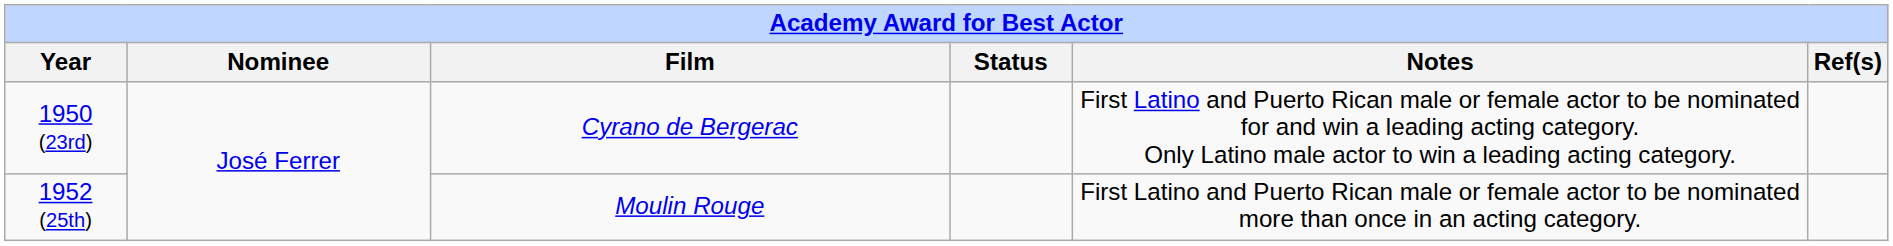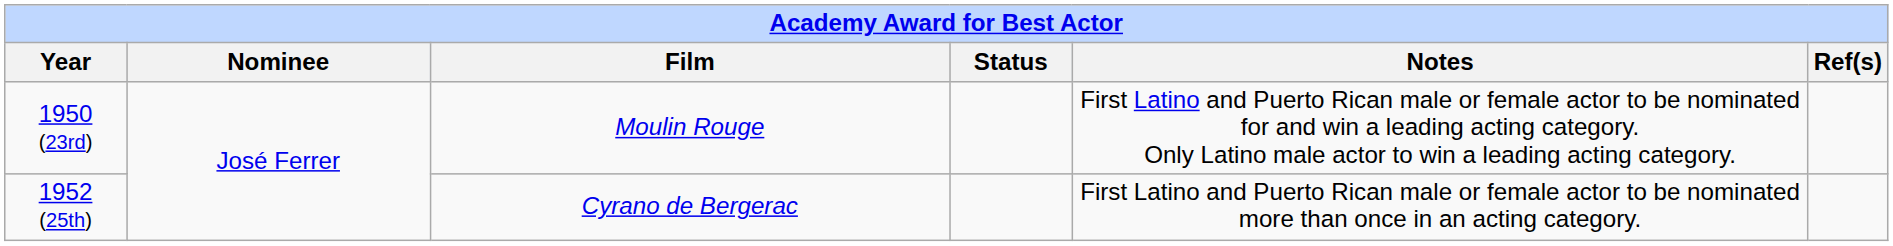(690, 127) Cyrano de Bergerac -> (690, 127) Moulin Rouge
(690, 206) Moulin Rouge -> (690, 206) Cyrano de Bergerac
